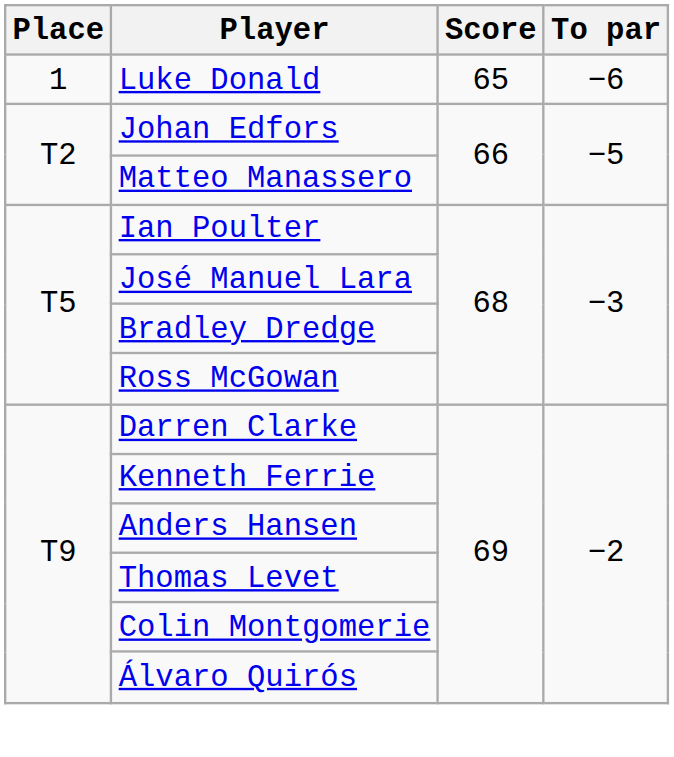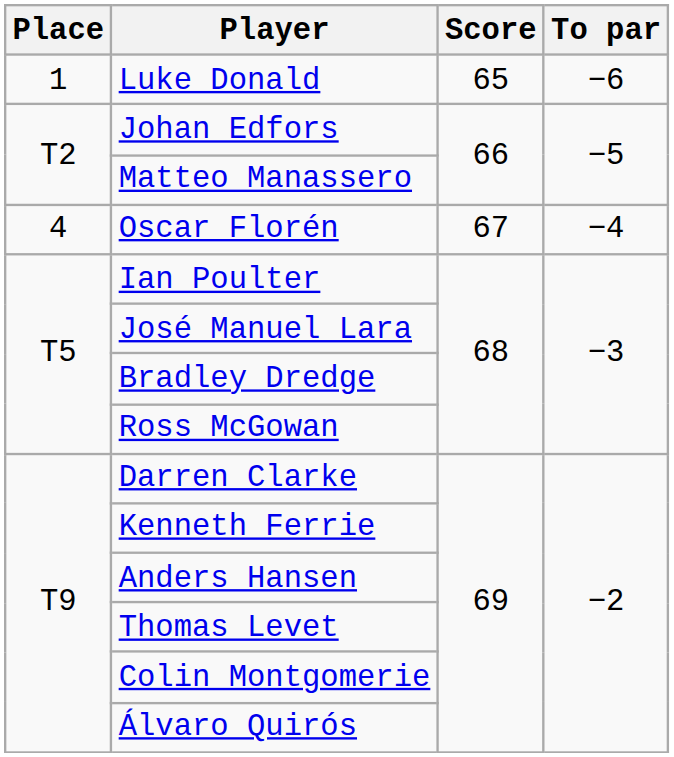+ row: (229, 229)
